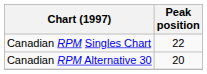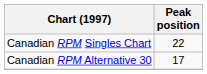(178, 60) 20 -> (178, 60) 17
